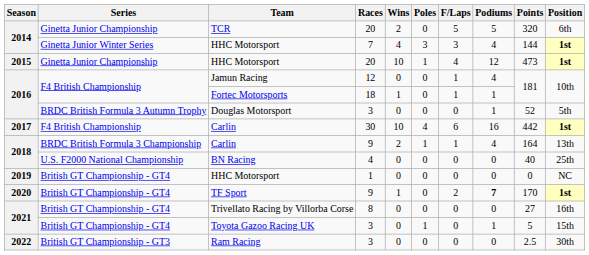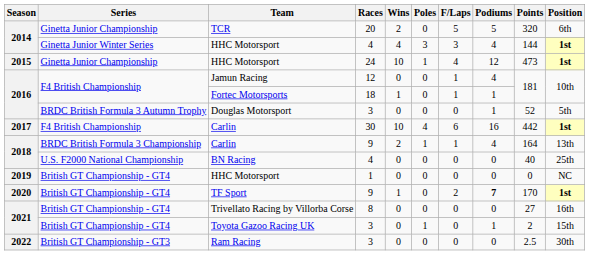(370, 45) 7 -> (370, 45) 4
(370, 62) 20 -> (370, 62) 24
(530, 226) 5 -> (530, 226) 2
